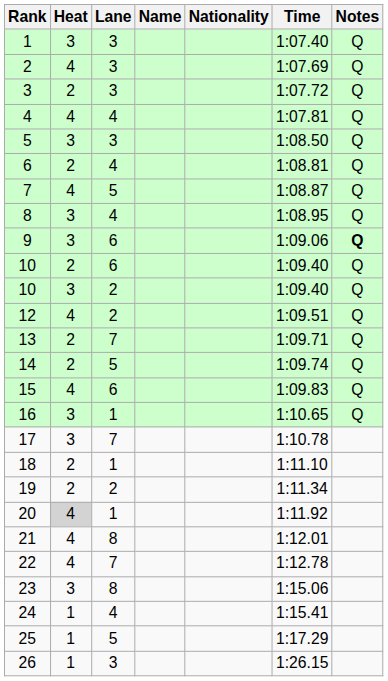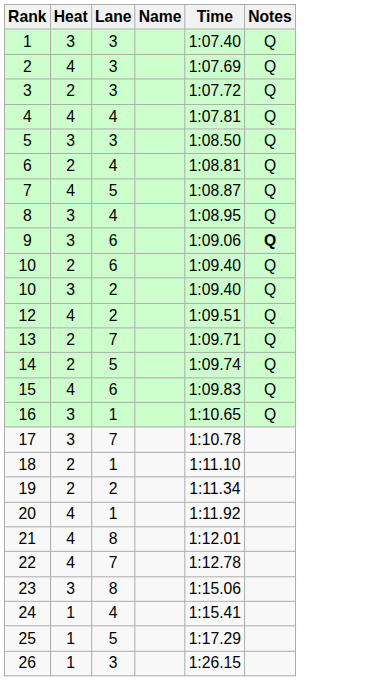- column: (229, 16)
(71, 514) lightgrey background -> (71, 514) no background
